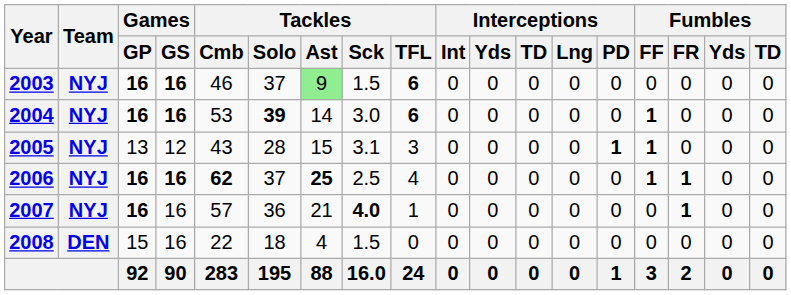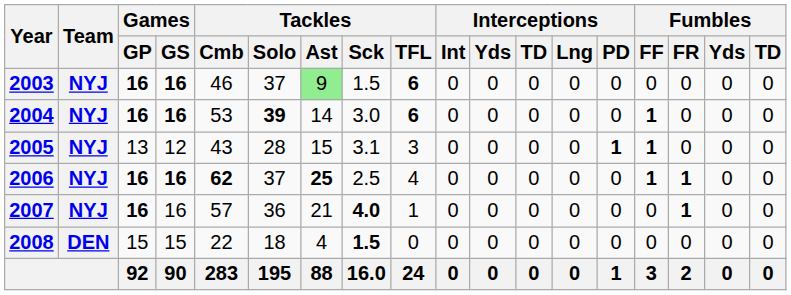(175, 242) 16 -> (175, 242) 15
(366, 242) normal -> (366, 242) bold
